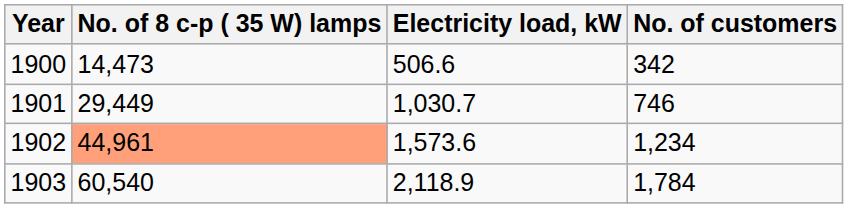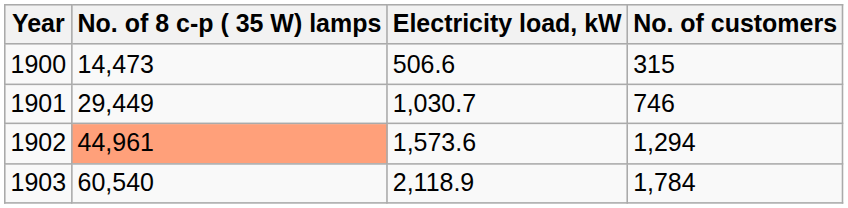(654, 63) 342 -> (654, 63) 315
(664, 143) 1,234 -> (664, 143) 1,294
